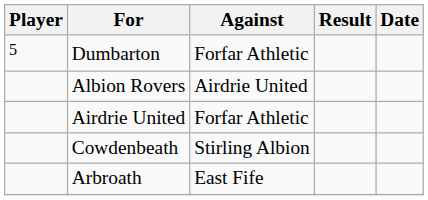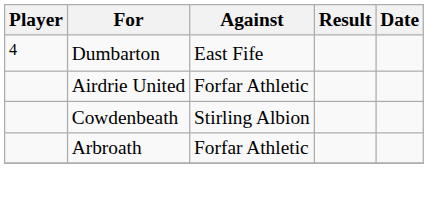(13, 49) 5 -> (13, 49) 4
(251, 53) Forfar Athletic -> (229, 53) East Fife
- row: (128, 86)
(229, 178) East Fife -> (251, 147) Forfar Athletic
